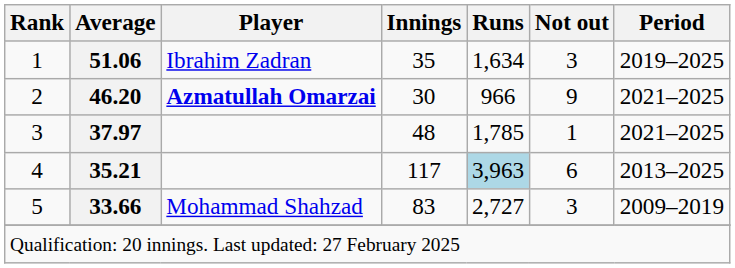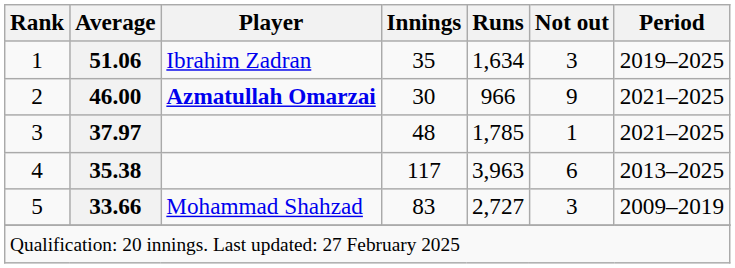(115, 96) 46.20 -> (115, 96) 46.00
(115, 170) 35.21 -> (115, 170) 35.38
(498, 170) lightblue background -> (498, 170) no background
